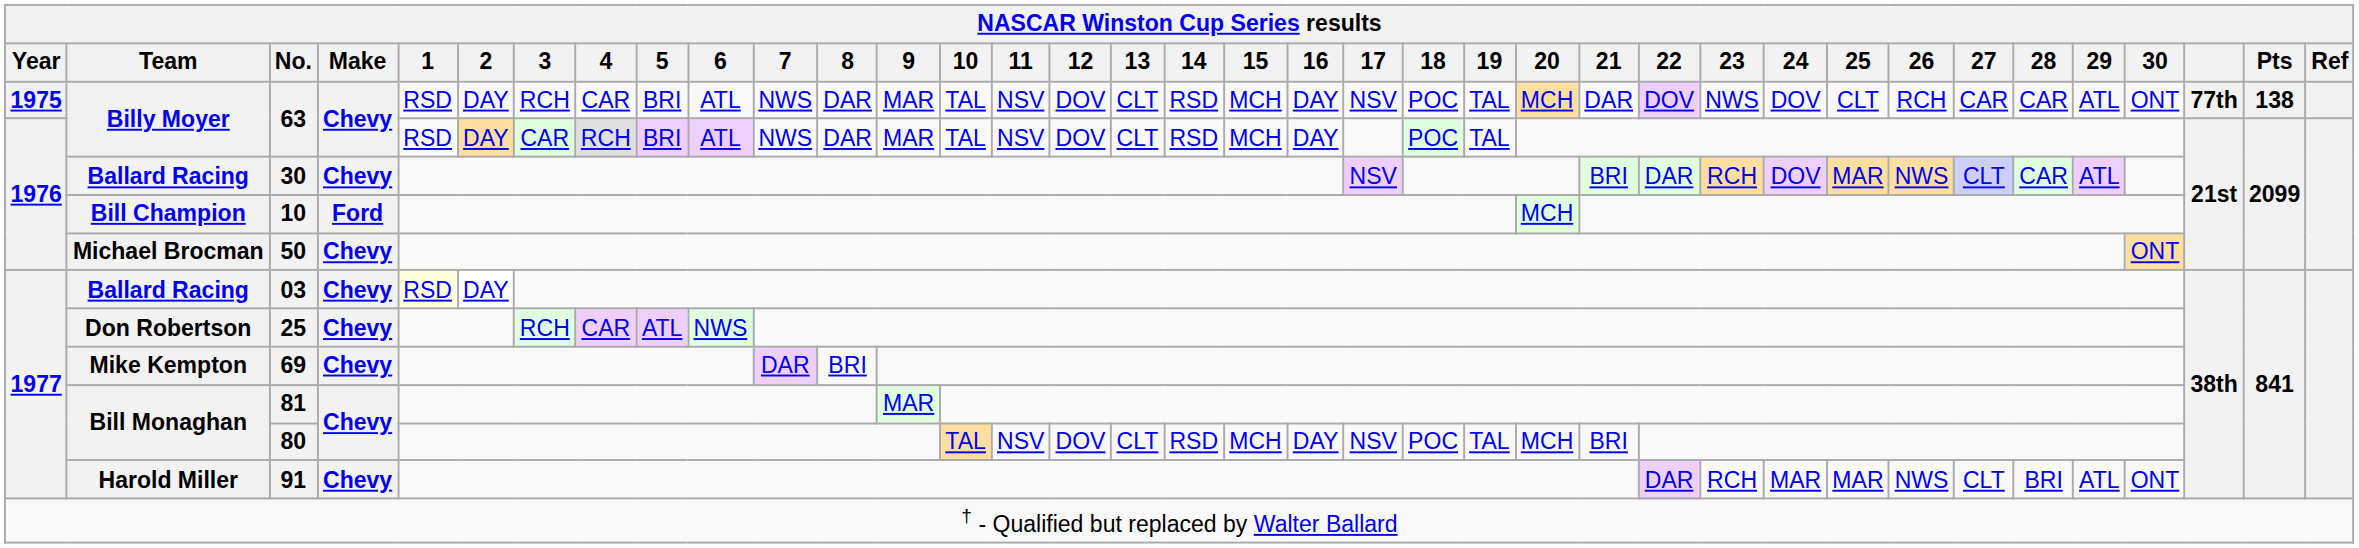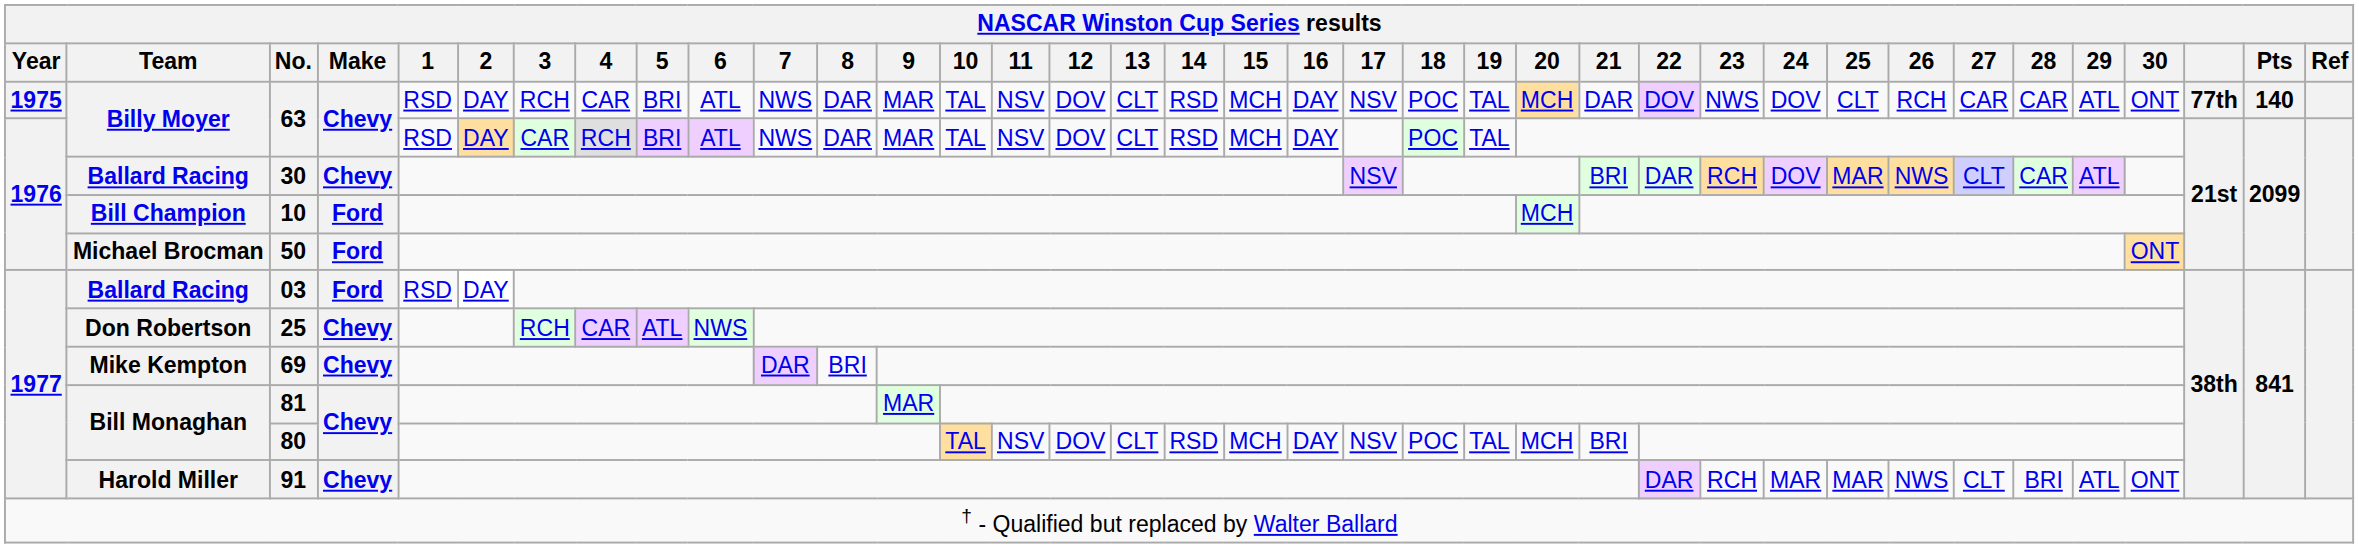(2275, 100) 138 -> (2275, 100) 140
(358, 252) Chevy -> (358, 252) Ford
(358, 290) Chevy -> (358, 290) Ford
(428, 290) lightyellow background -> (428, 290) no background
